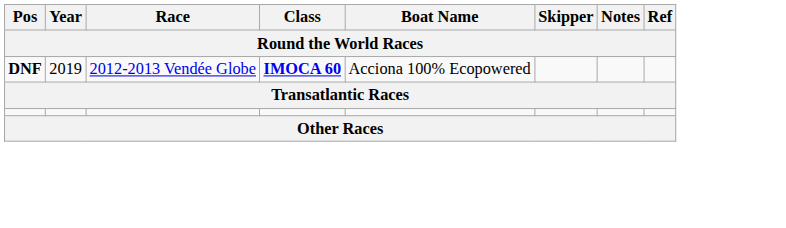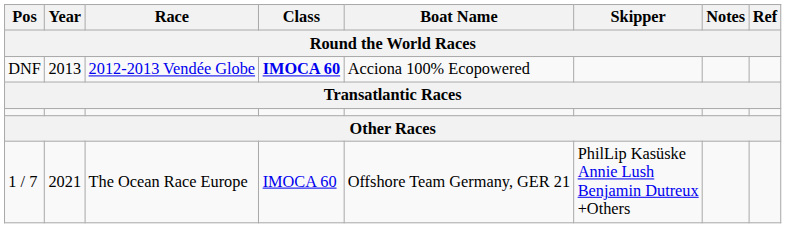(25, 69) bold -> (25, 69) normal
(66, 69) 2019 -> (65, 69) 2013
+ row: (168, 181)
